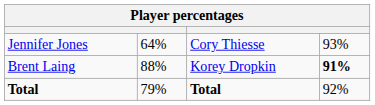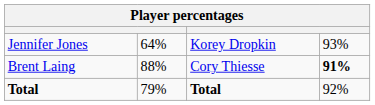(227, 44) Cory Thiesse -> (233, 44) Korey Dropkin
(233, 66) Korey Dropkin -> (227, 66) Cory Thiesse
